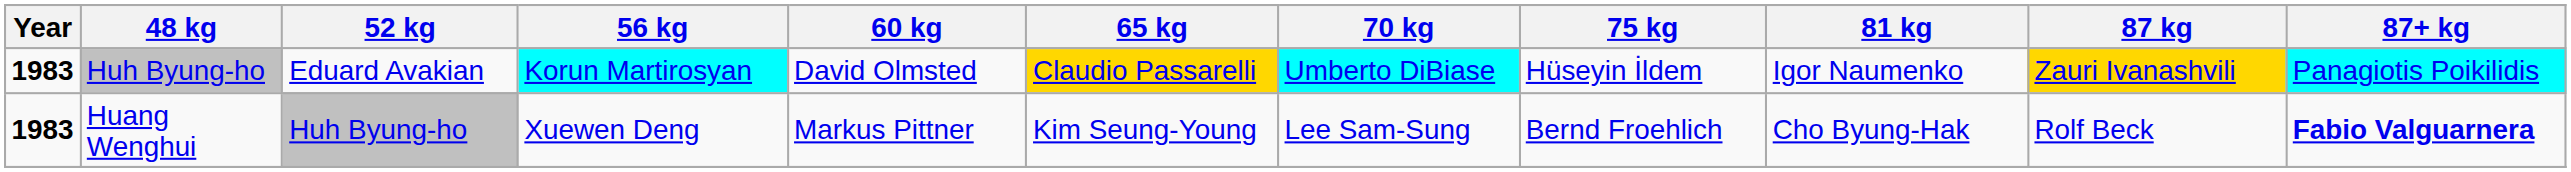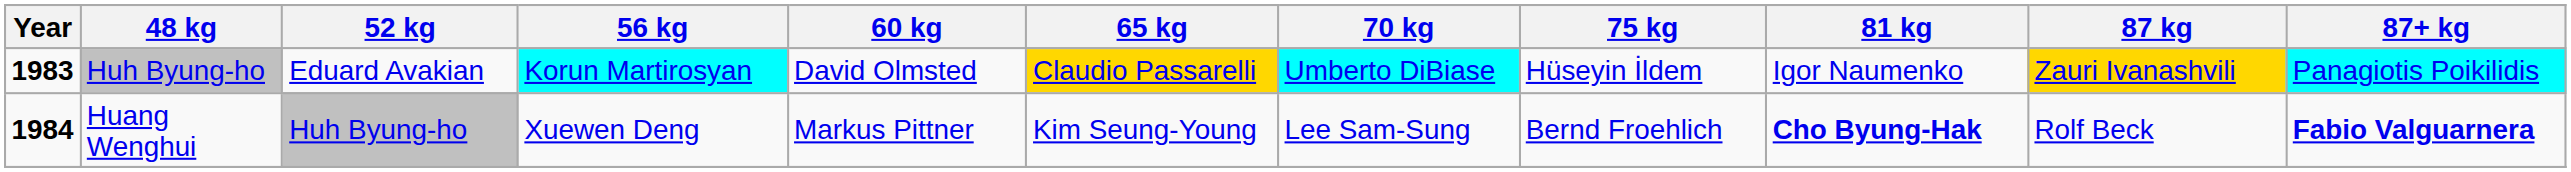(43, 130) 1983 -> (43, 130) 1984
(1871, 130) normal -> (1877, 130) bold
